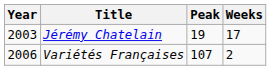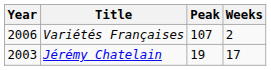rows swapped: (103, 35) <-> (114, 55)
